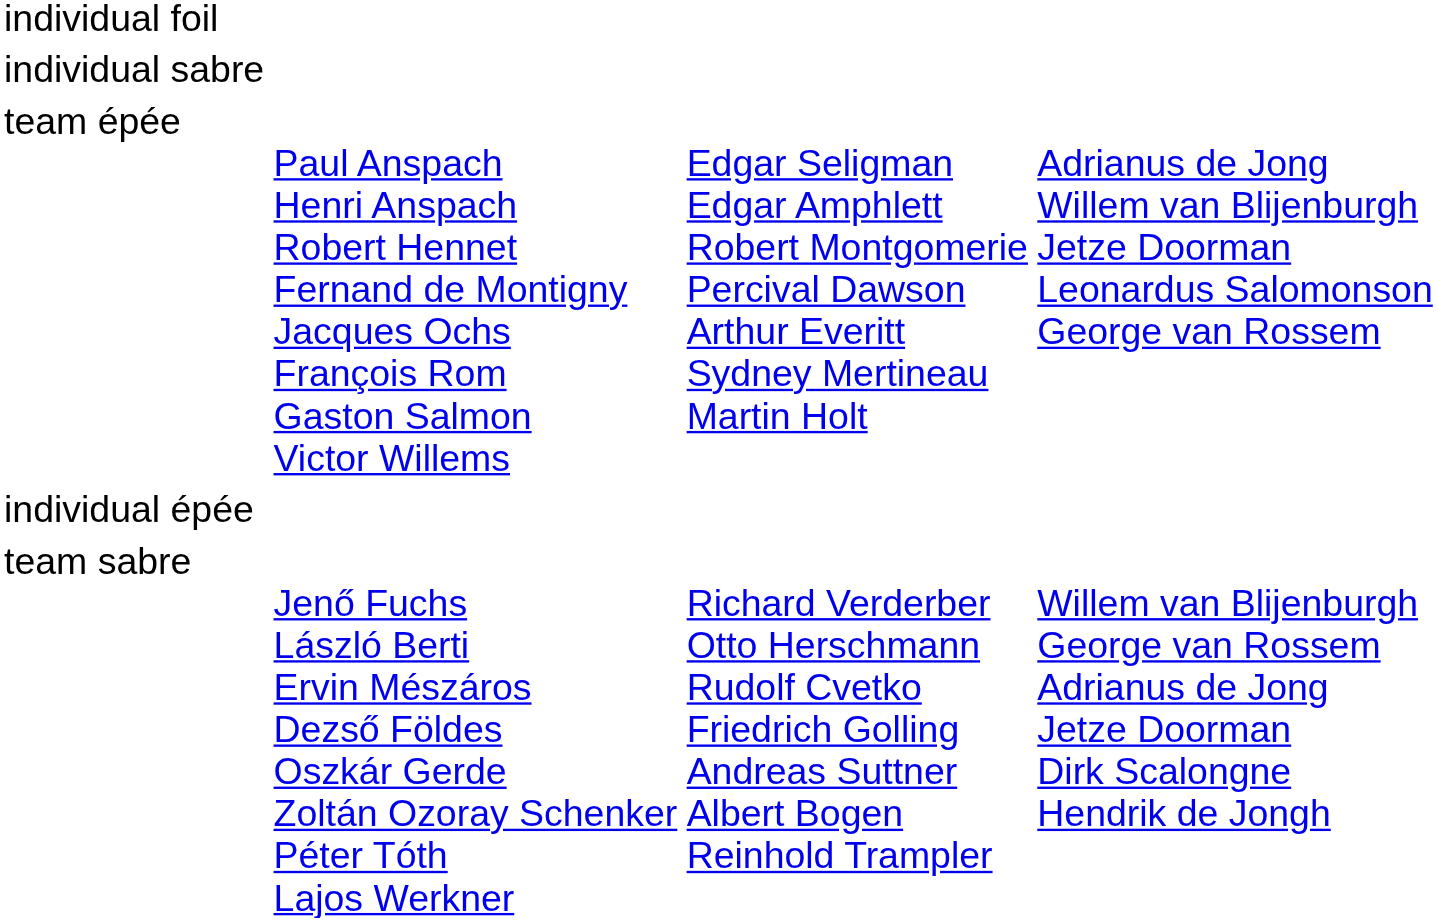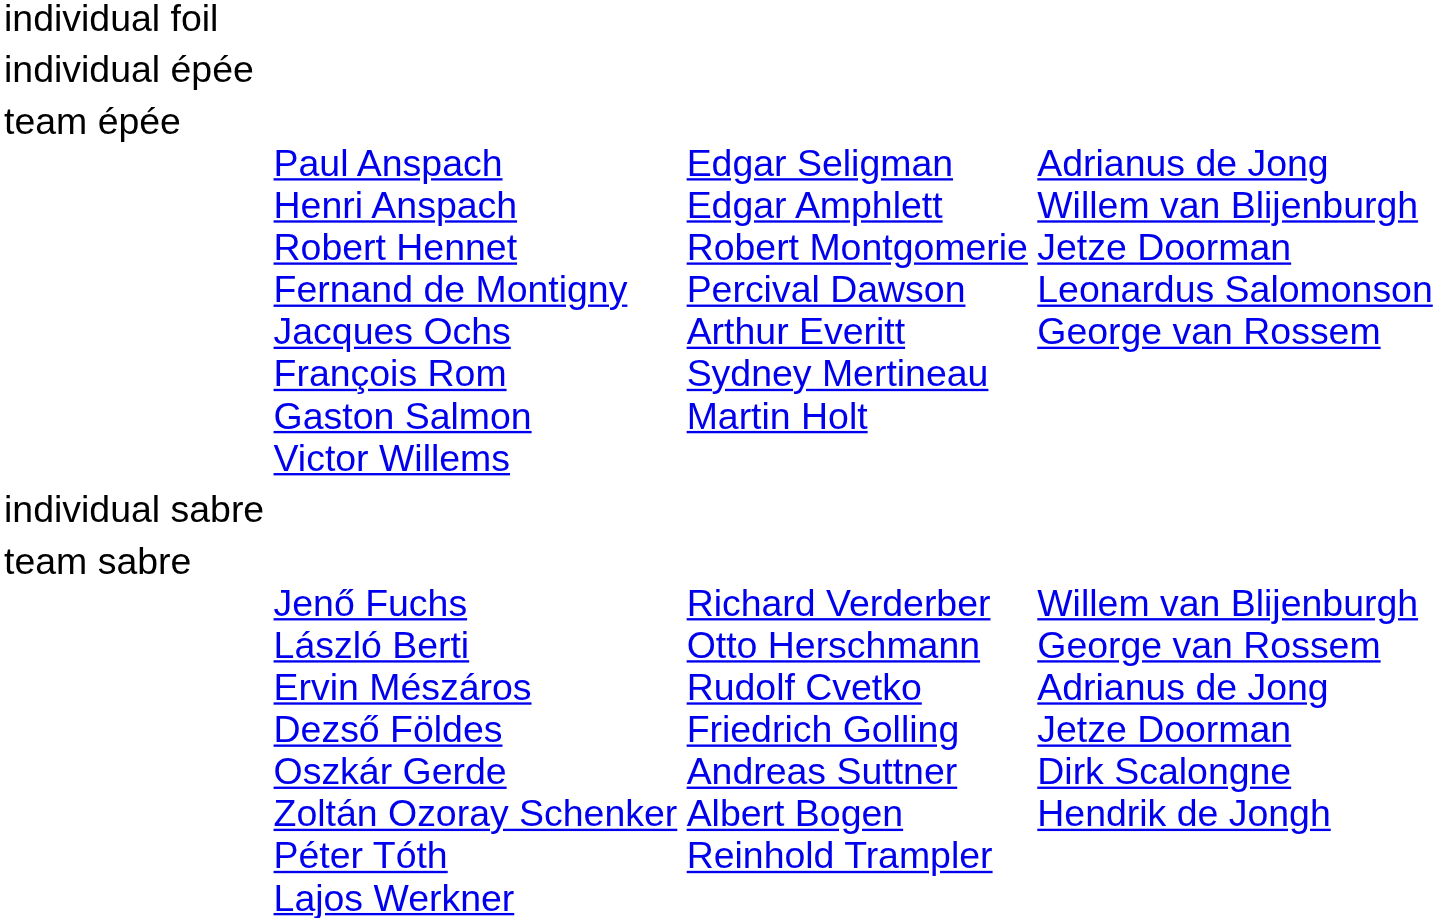rows swapped: (129, 509) <-> (134, 69)
